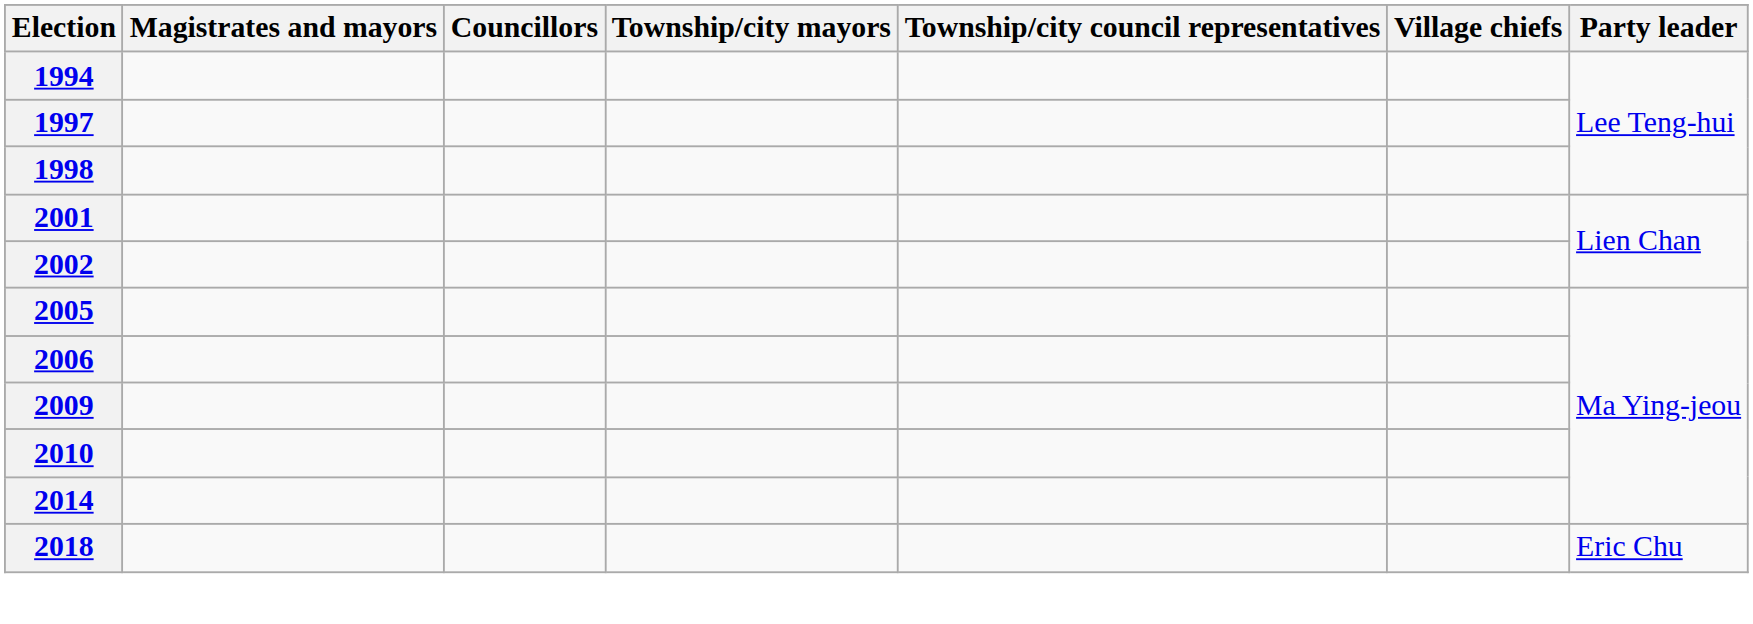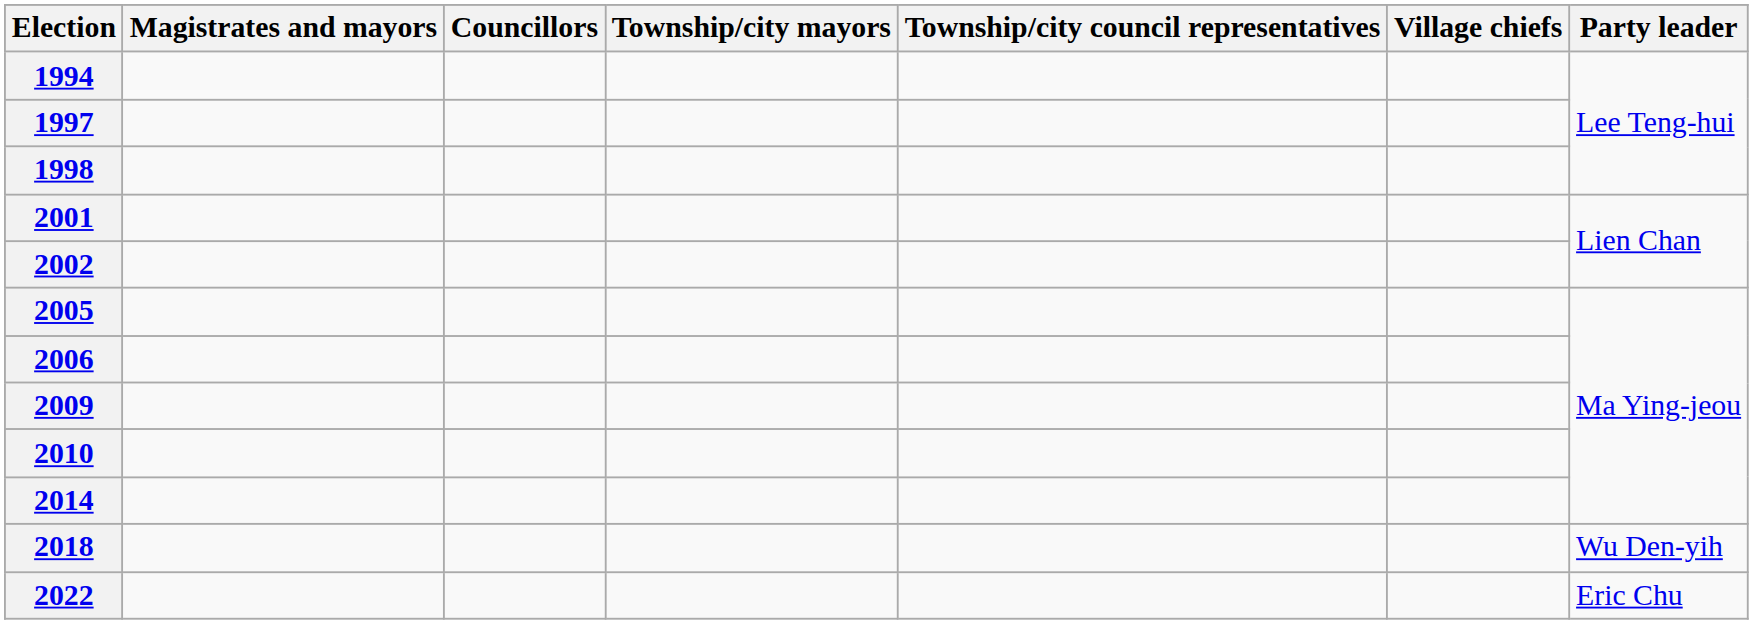(1629, 547) Eric Chu -> (1649, 547) Wu Den-yih
+ row: (64, 594)
